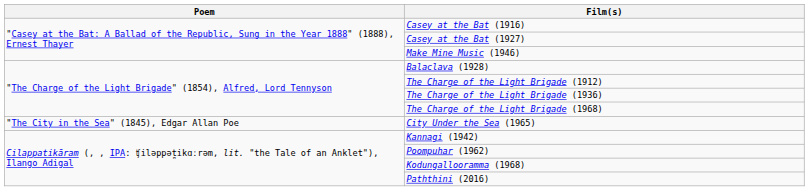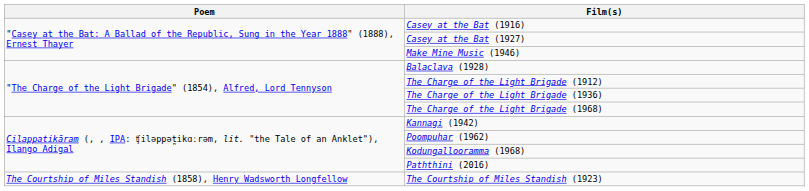- row: (471, 123)
+ row: (505, 179)
